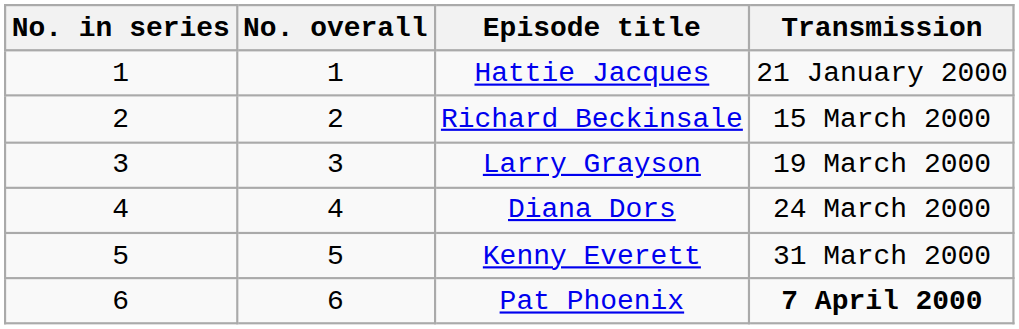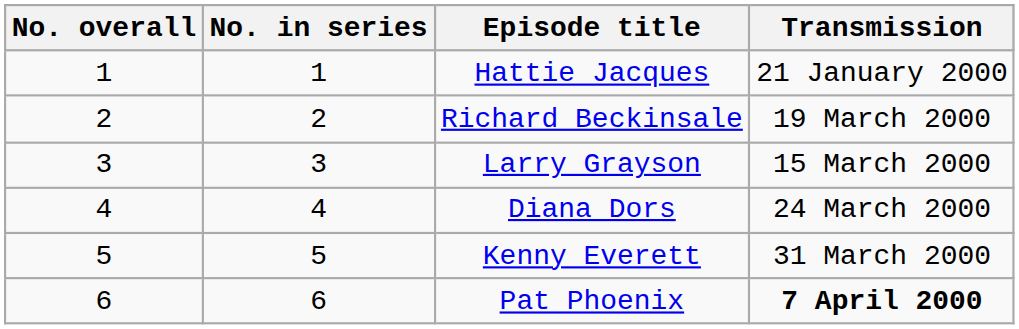columns swapped: (335, 28) <-> (121, 28)
(882, 119) 15 March 2000 -> (882, 119) 19 March 2000
(882, 165) 19 March 2000 -> (882, 165) 15 March 2000
